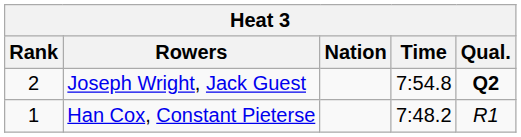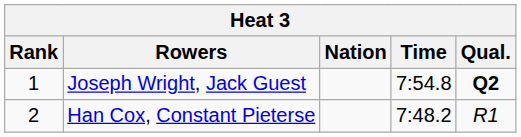(34, 83) 2 -> (34, 83) 1
(34, 115) 1 -> (34, 115) 2
